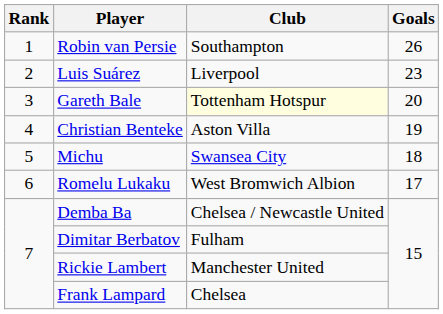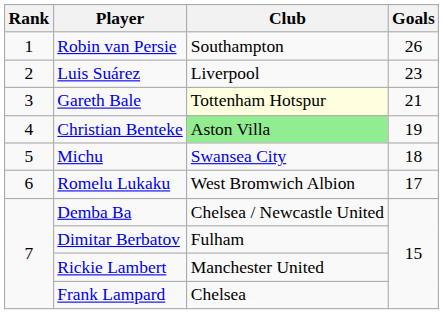(413, 101) 20 -> (413, 101) 21
(231, 128) no background -> (231, 128) lightgreen background
